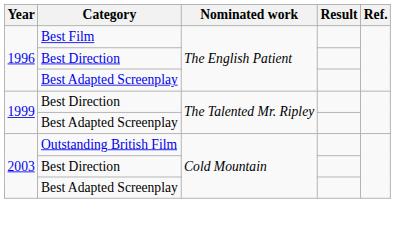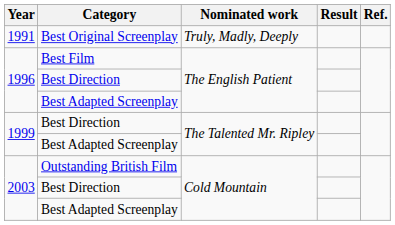+ row: (21, 36)
